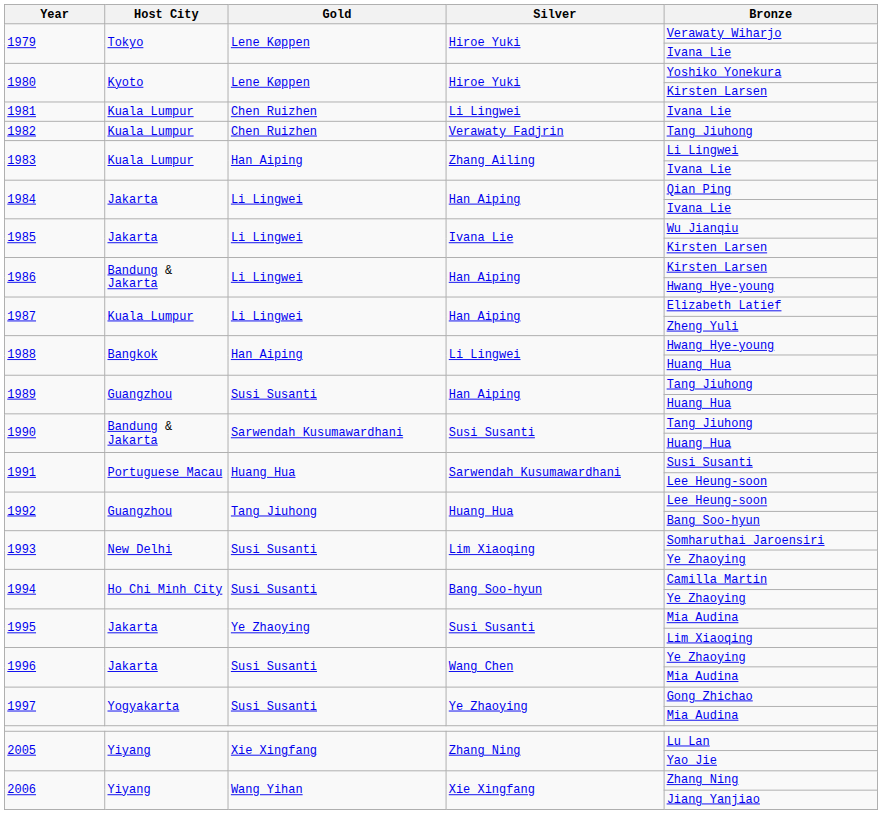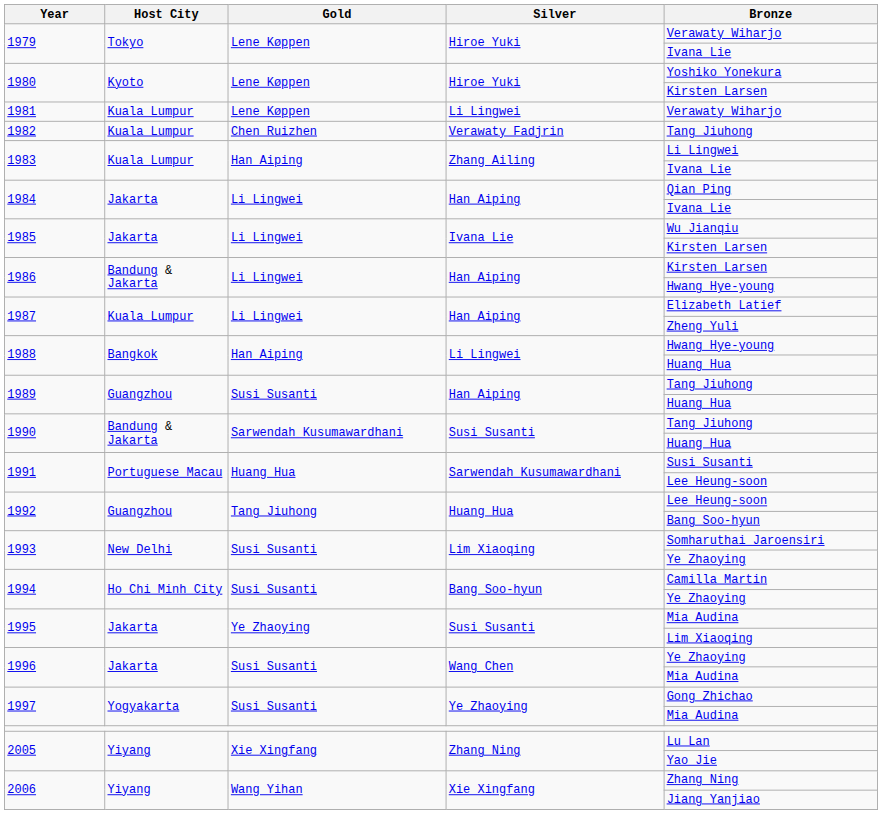(274, 112) Chen Ruizhen -> (270, 112) Lene Køppen
(699, 112) Ivana Lie -> (724, 112) Verawaty Wiharjo
